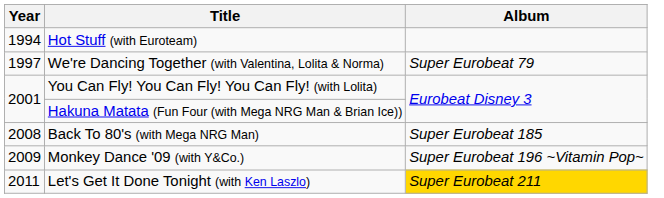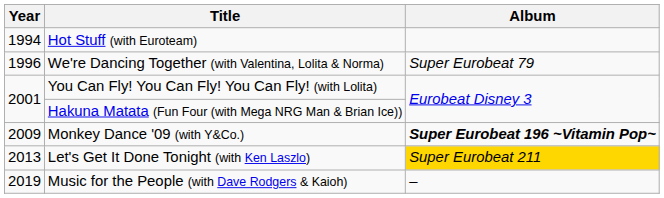(24, 63) 1997 -> (24, 63) 1996
- row: (153, 134)
(526, 157) normal -> (532, 134) bold
(24, 181) 2011 -> (24, 157) 2013
+ row: (198, 181)
